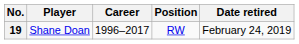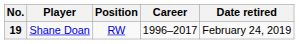columns swapped: (176, 13) <-> (122, 13)
